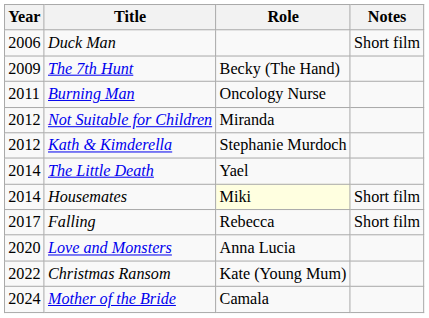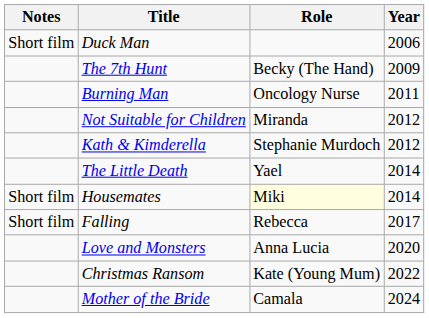columns swapped: (24, 17) <-> (387, 17)
